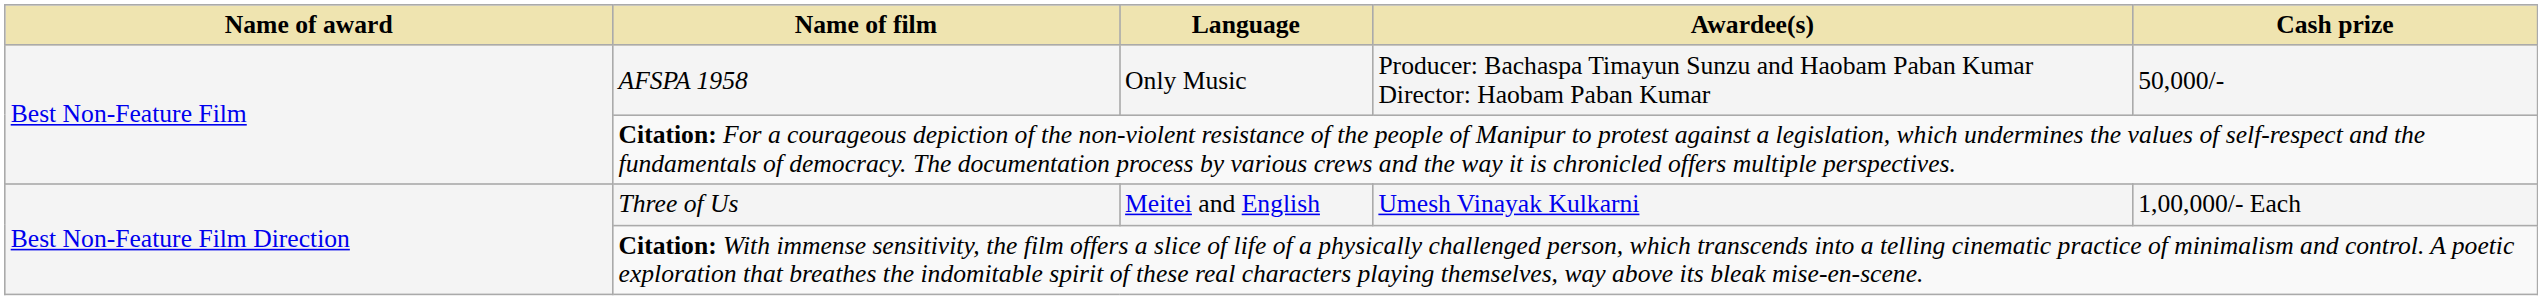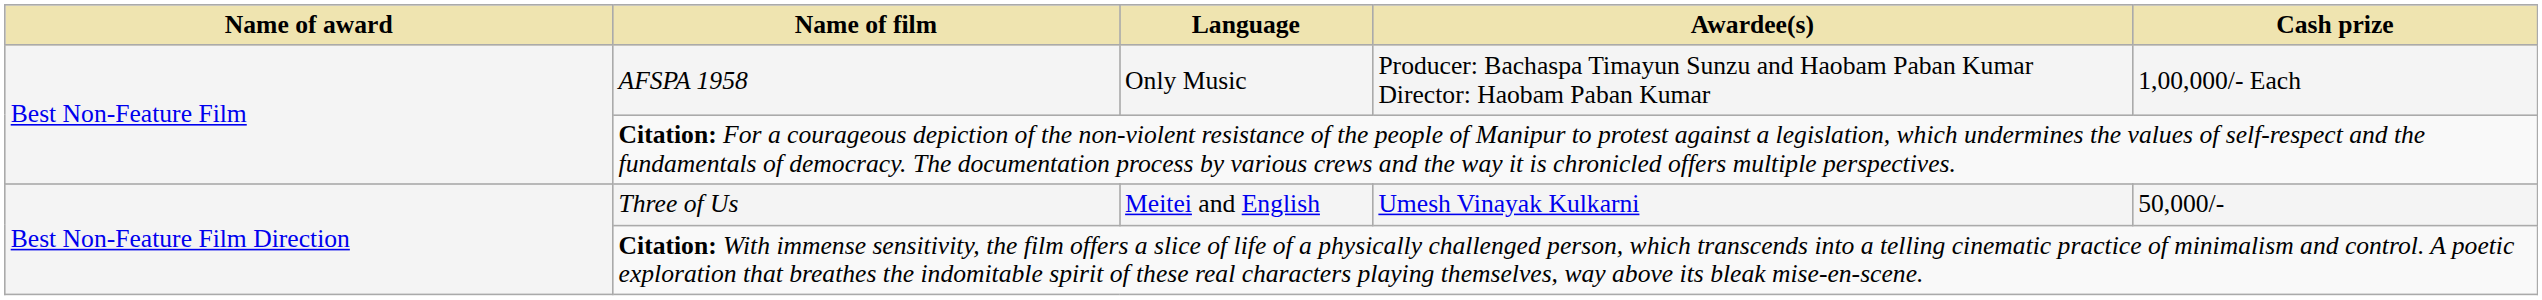(2181, 79) 50,000/- -> (2220, 79) 1,00,000/- Each
(2220, 204) 1,00,000/- Each -> (2181, 204) 50,000/-
